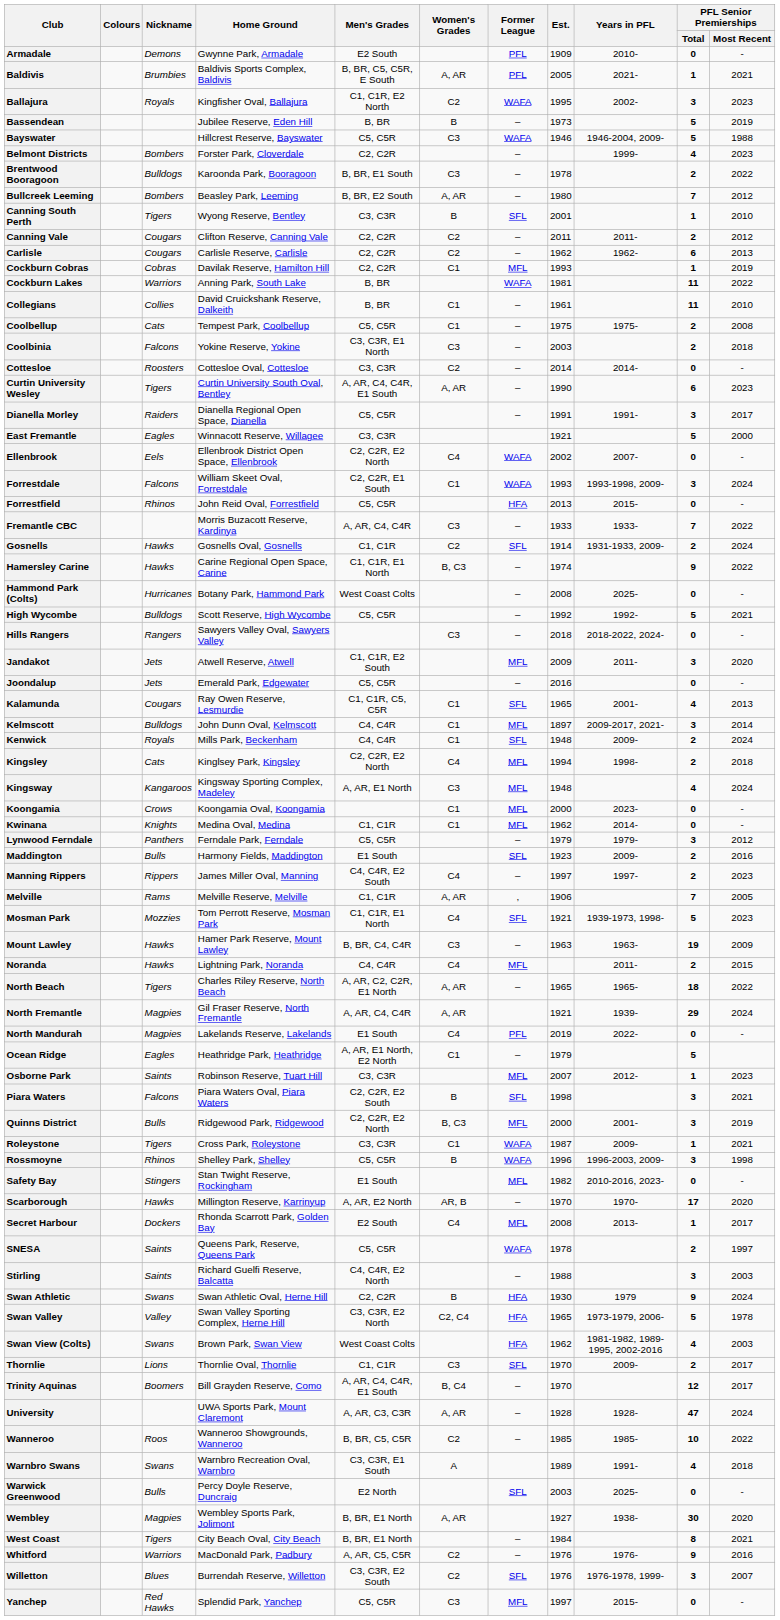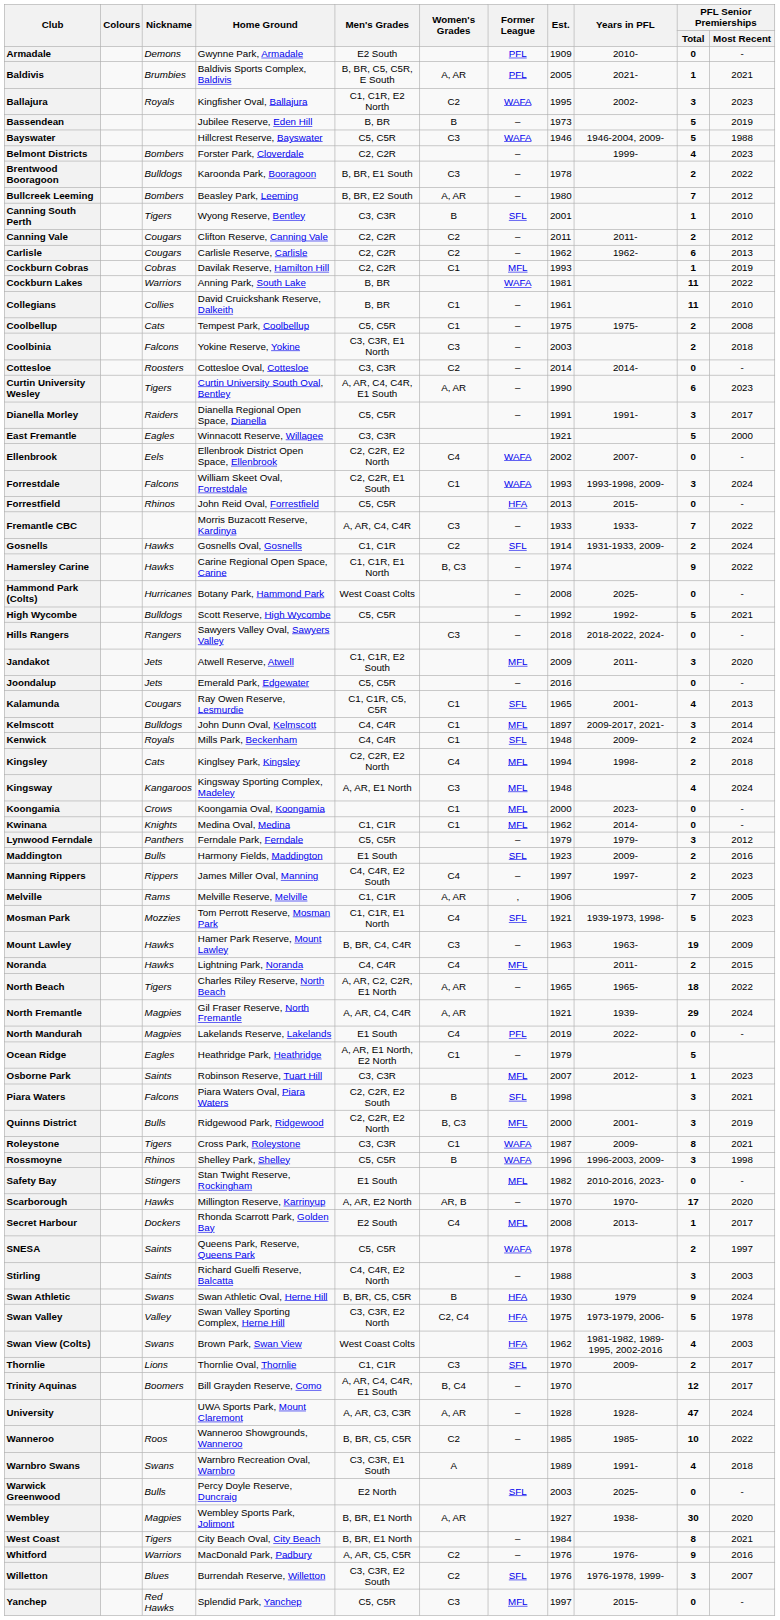(693, 1144) 1 -> (693, 1144) 8
(377, 1296) C2, C2R -> (377, 1296) B, BR, C5, C5R
(561, 1317) 1965 -> (561, 1317) 1975
